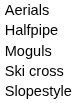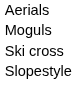- row: (31, 30)
